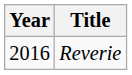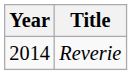(30, 52) 2016 -> (30, 52) 2014
